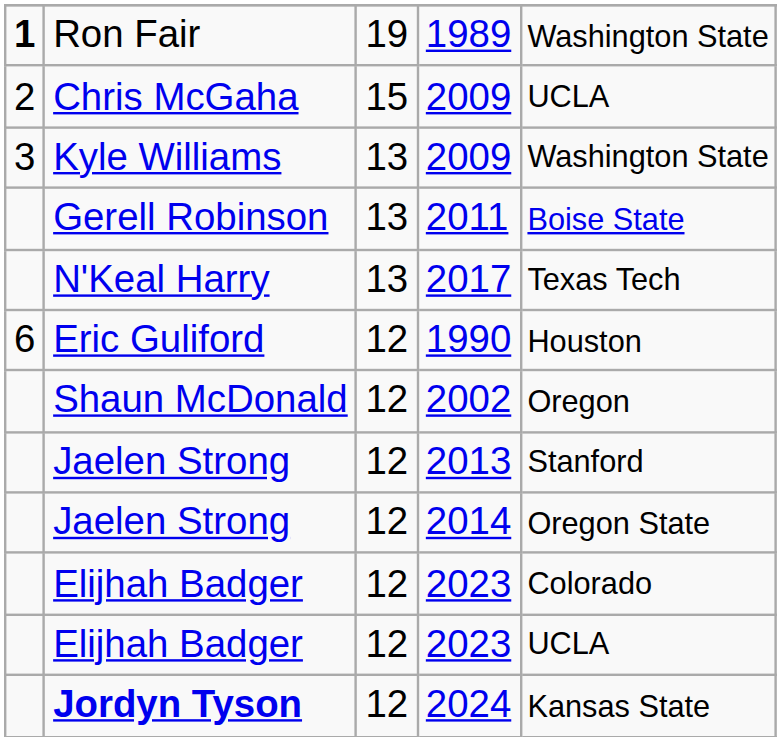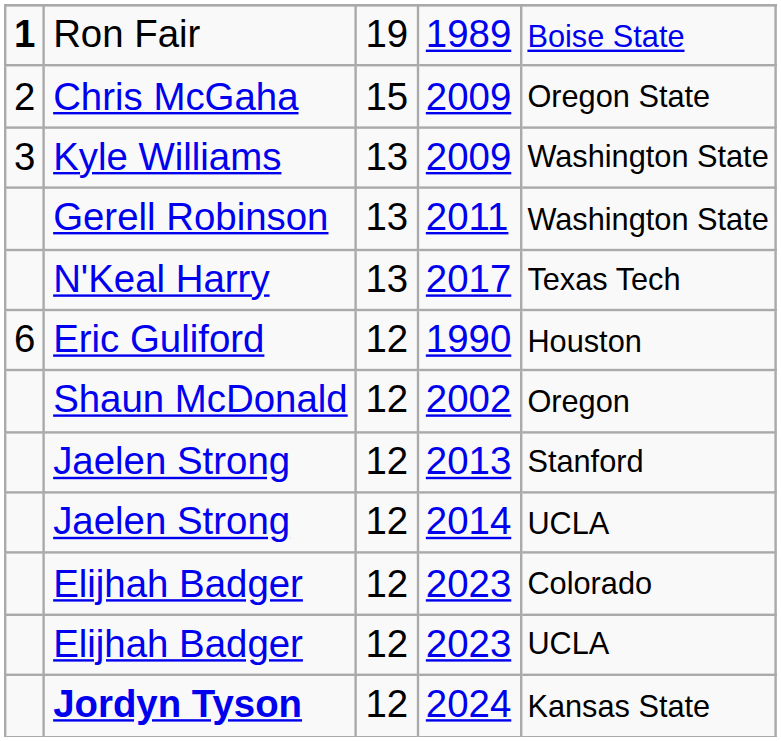(648, 36) Washington State -> (606, 36) Boise State
(568, 97) UCLA -> (619, 97) Oregon State
(606, 218) Boise State -> (648, 218) Washington State
(619, 523) Oregon State -> (568, 523) UCLA
